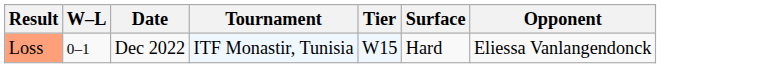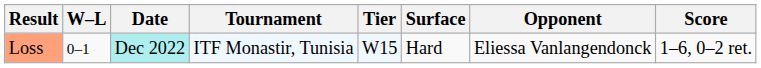+ column: (706, 18)
(150, 47) no background -> (150, 47) paleturquoise background
